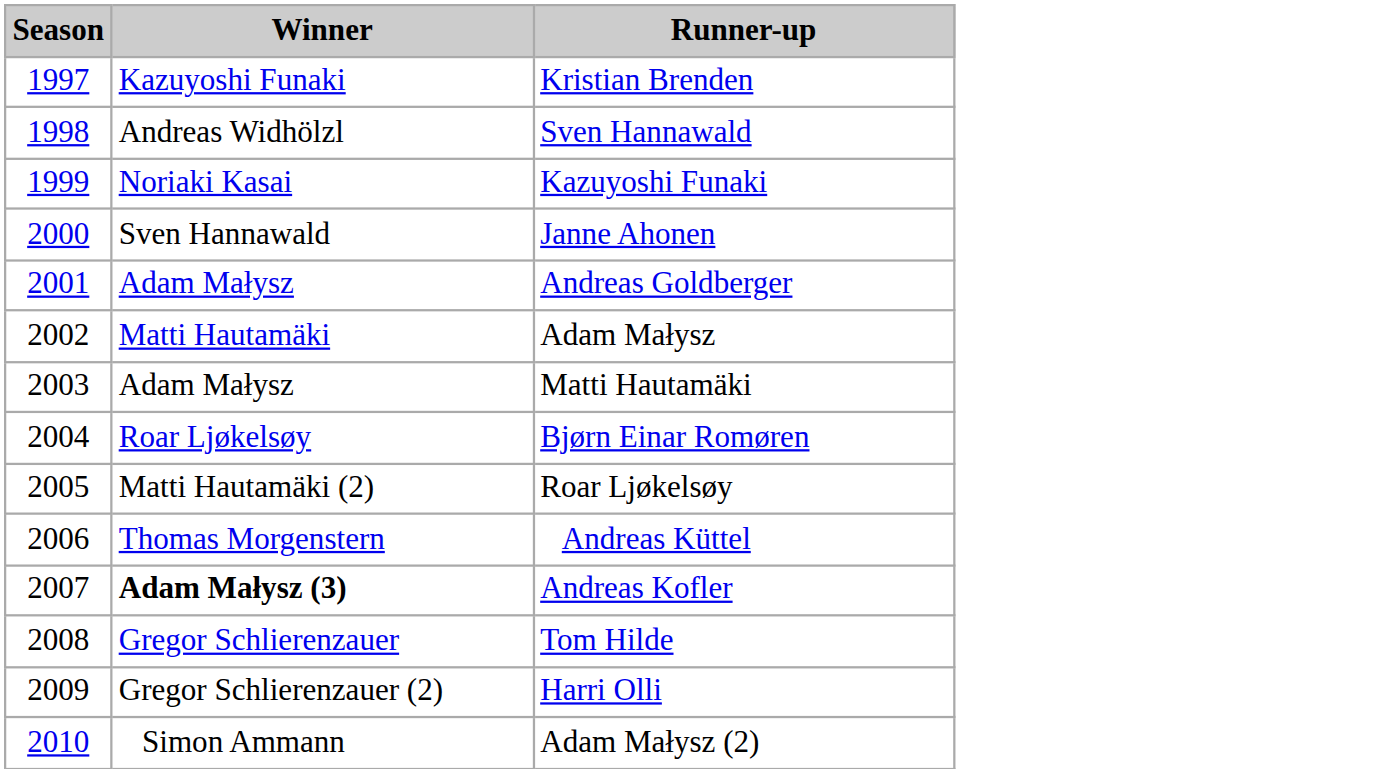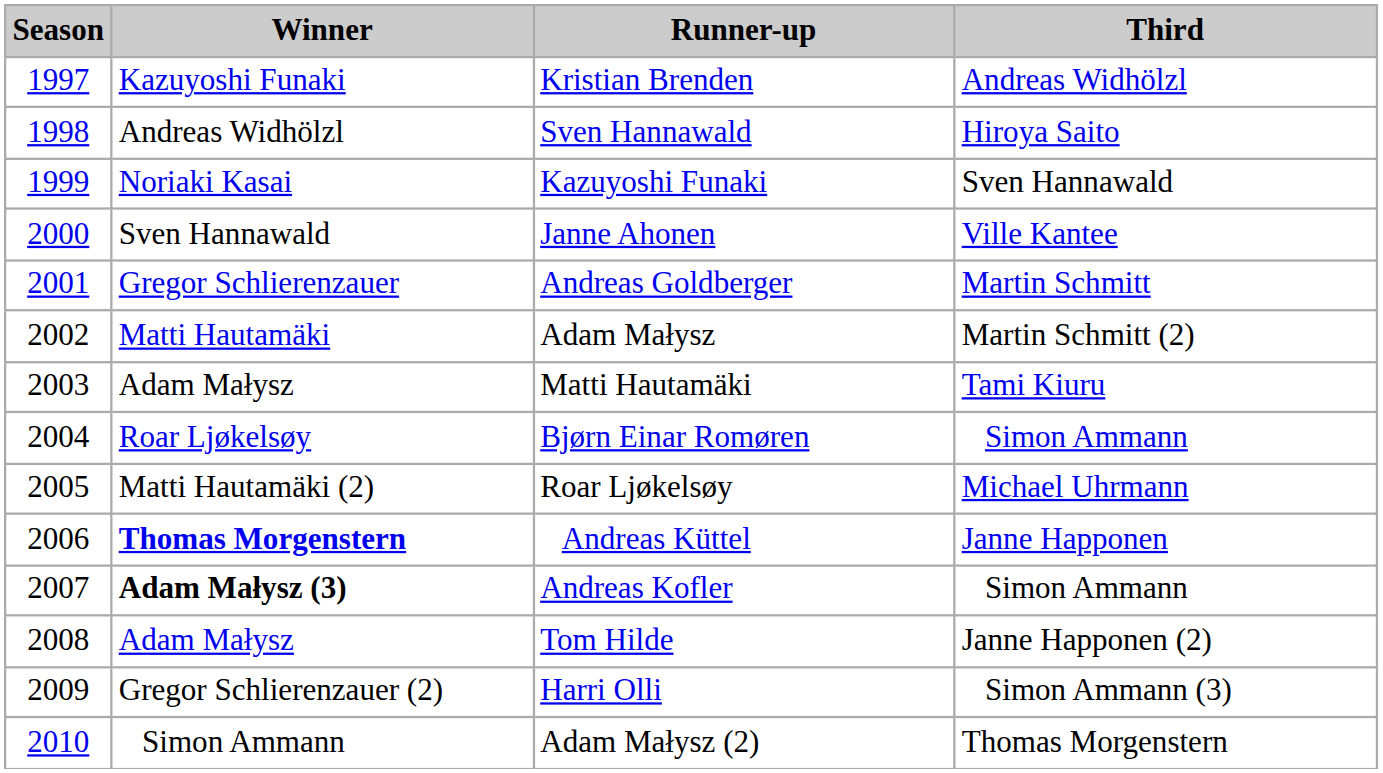+ column: (1165, 29)
(206, 283) Adam Małysz -> (259, 283) Gregor Schlierenzauer
(252, 538) normal -> (262, 538) bold
(259, 639) Gregor Schlierenzauer -> (206, 639) Adam Małysz
